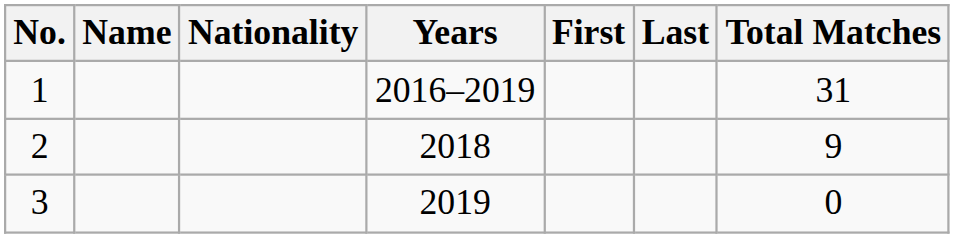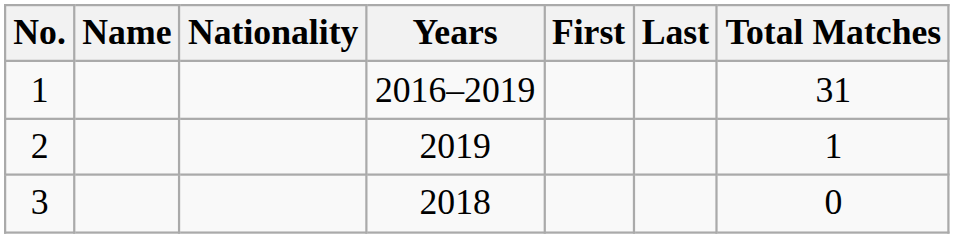(455, 145) 2018 -> (455, 145) 2019
(833, 145) 9 -> (833, 145) 1
(455, 202) 2019 -> (455, 202) 2018
